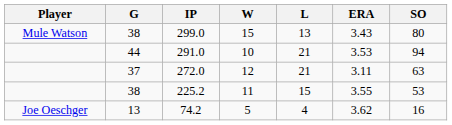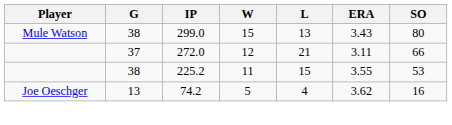- row: (191, 52)
(418, 71) 63 -> (418, 52) 66
